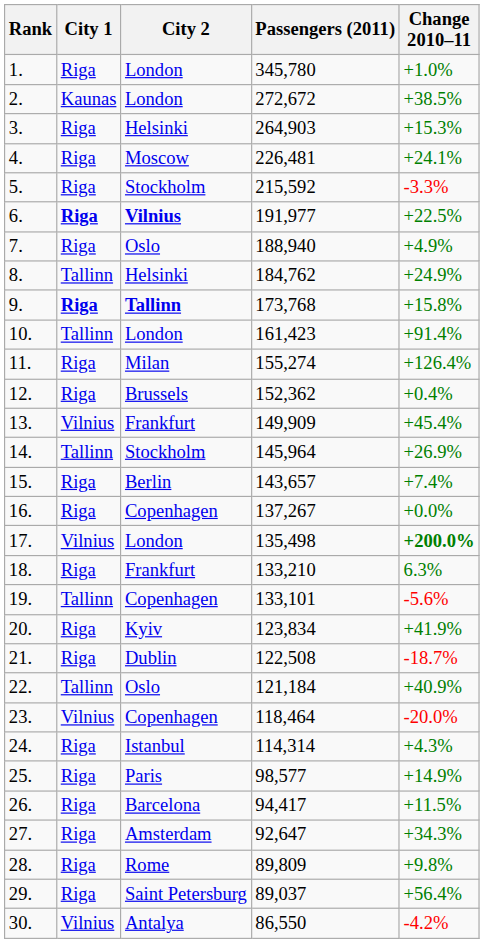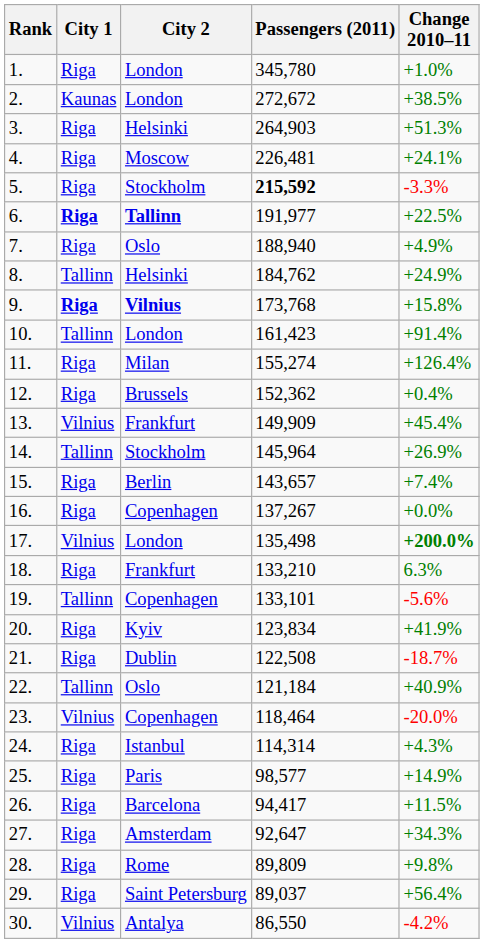(433, 128) +15.3% -> (433, 128) +51.3%
(286, 187) normal -> (286, 187) bold
(153, 216) Vilnius -> (153, 216) Tallinn
(153, 305) Tallinn -> (153, 305) Vilnius
